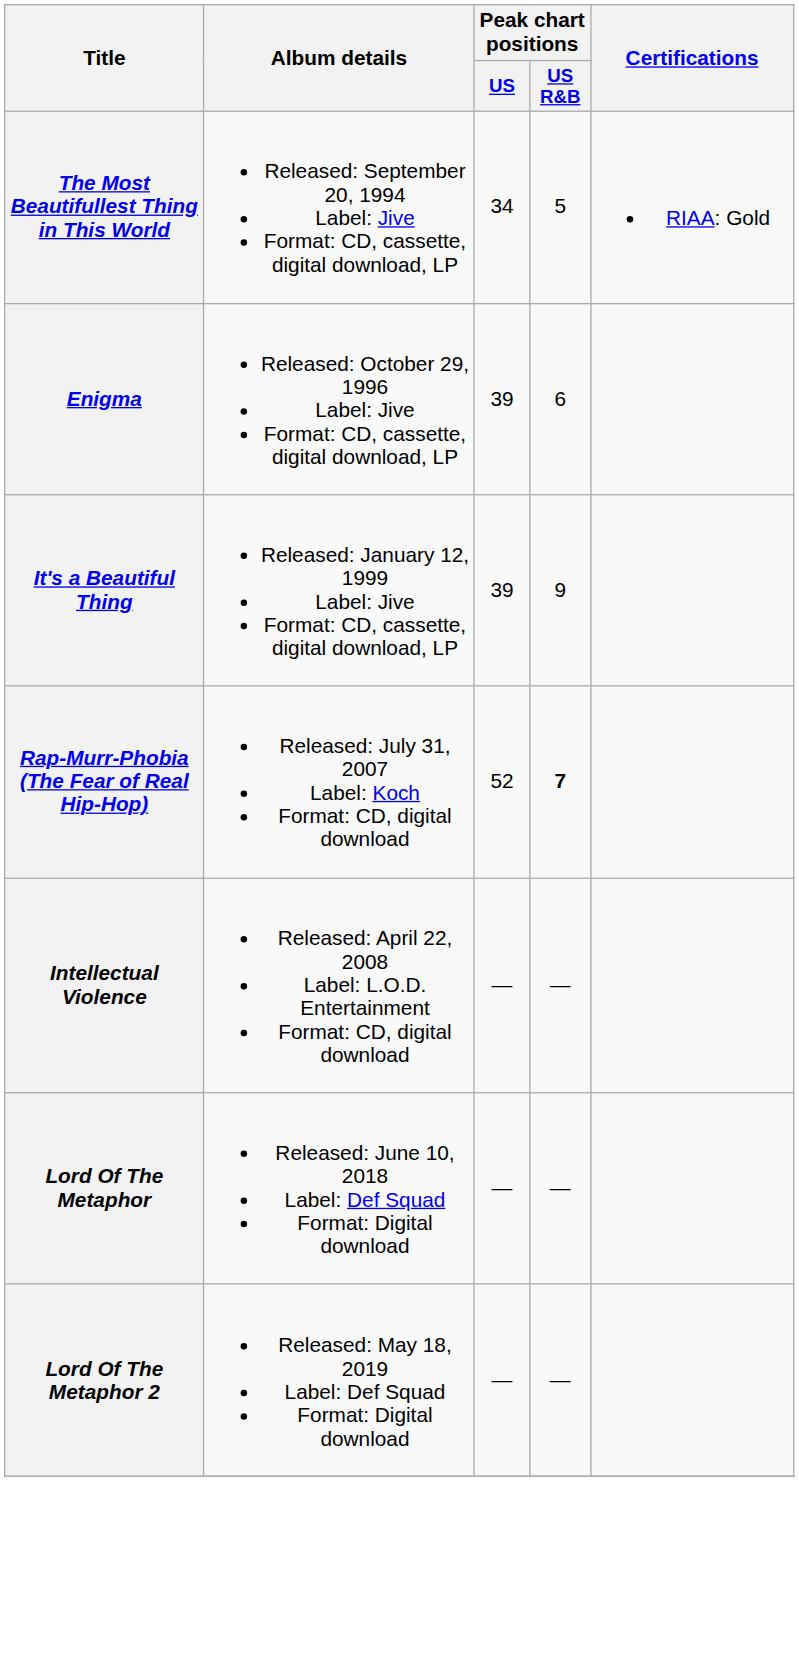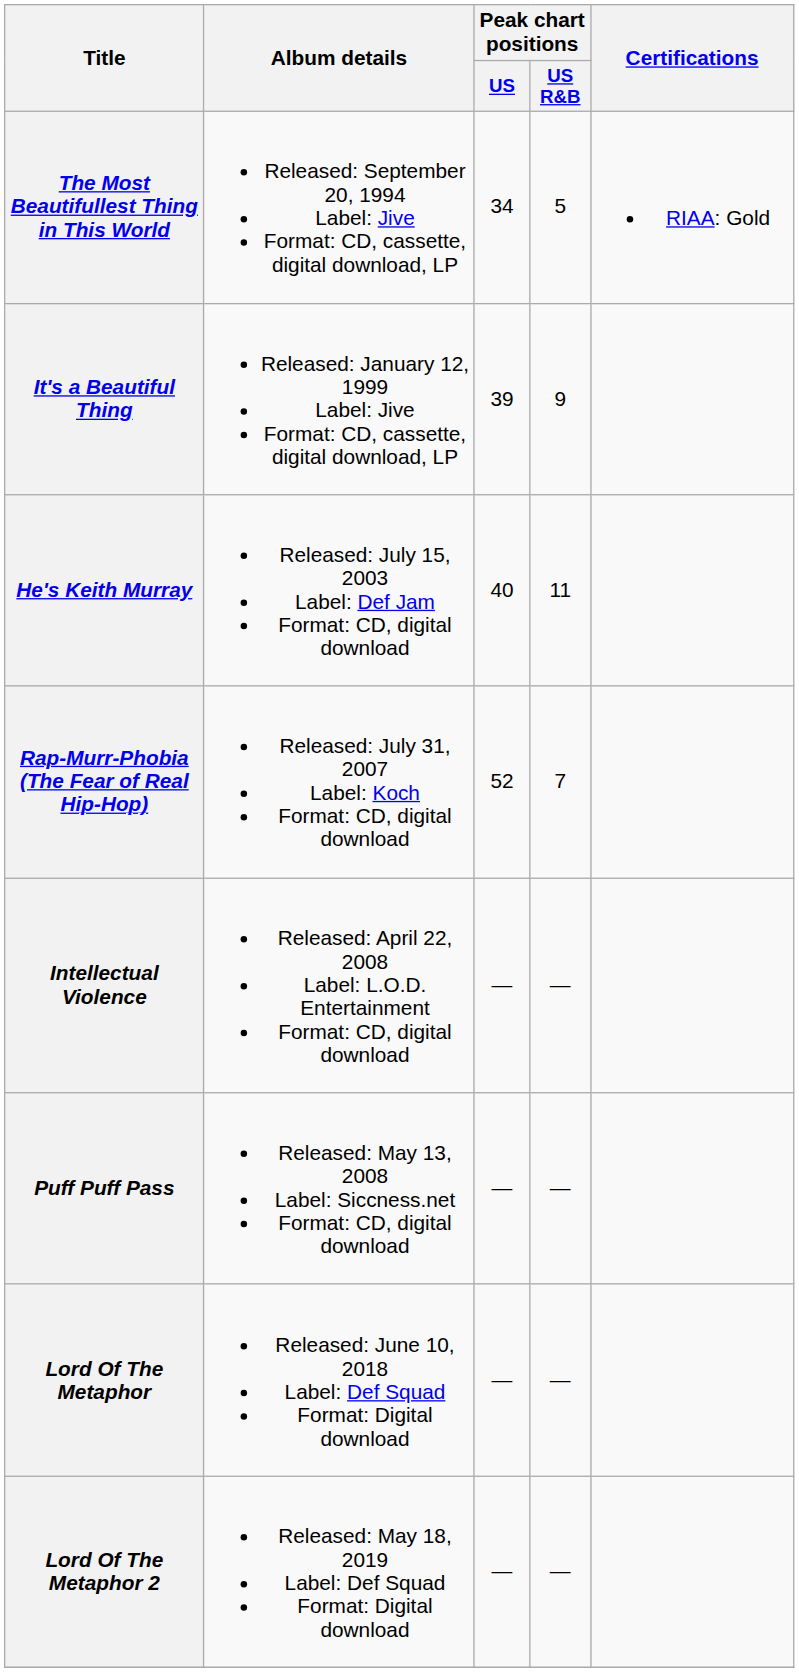- row: (104, 398)
+ row: (104, 590)
(560, 781) bold -> (560, 781) normal
+ row: (104, 1188)
